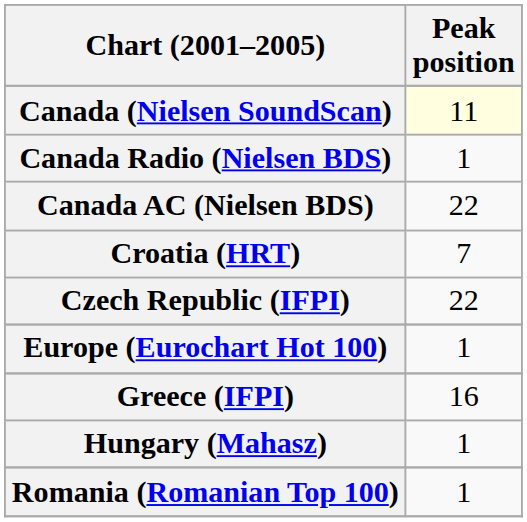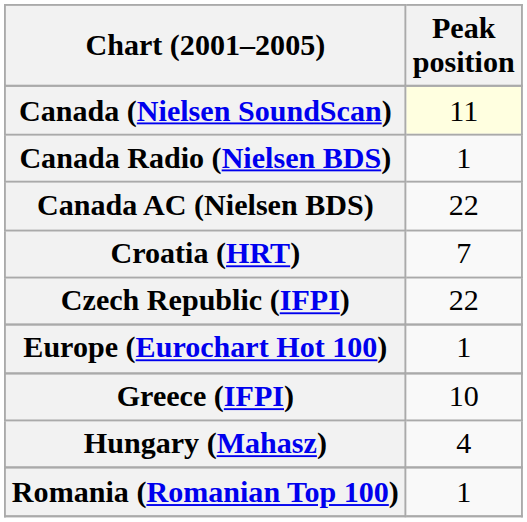(464, 396) 16 -> (464, 396) 10
(464, 443) 1 -> (464, 443) 4
